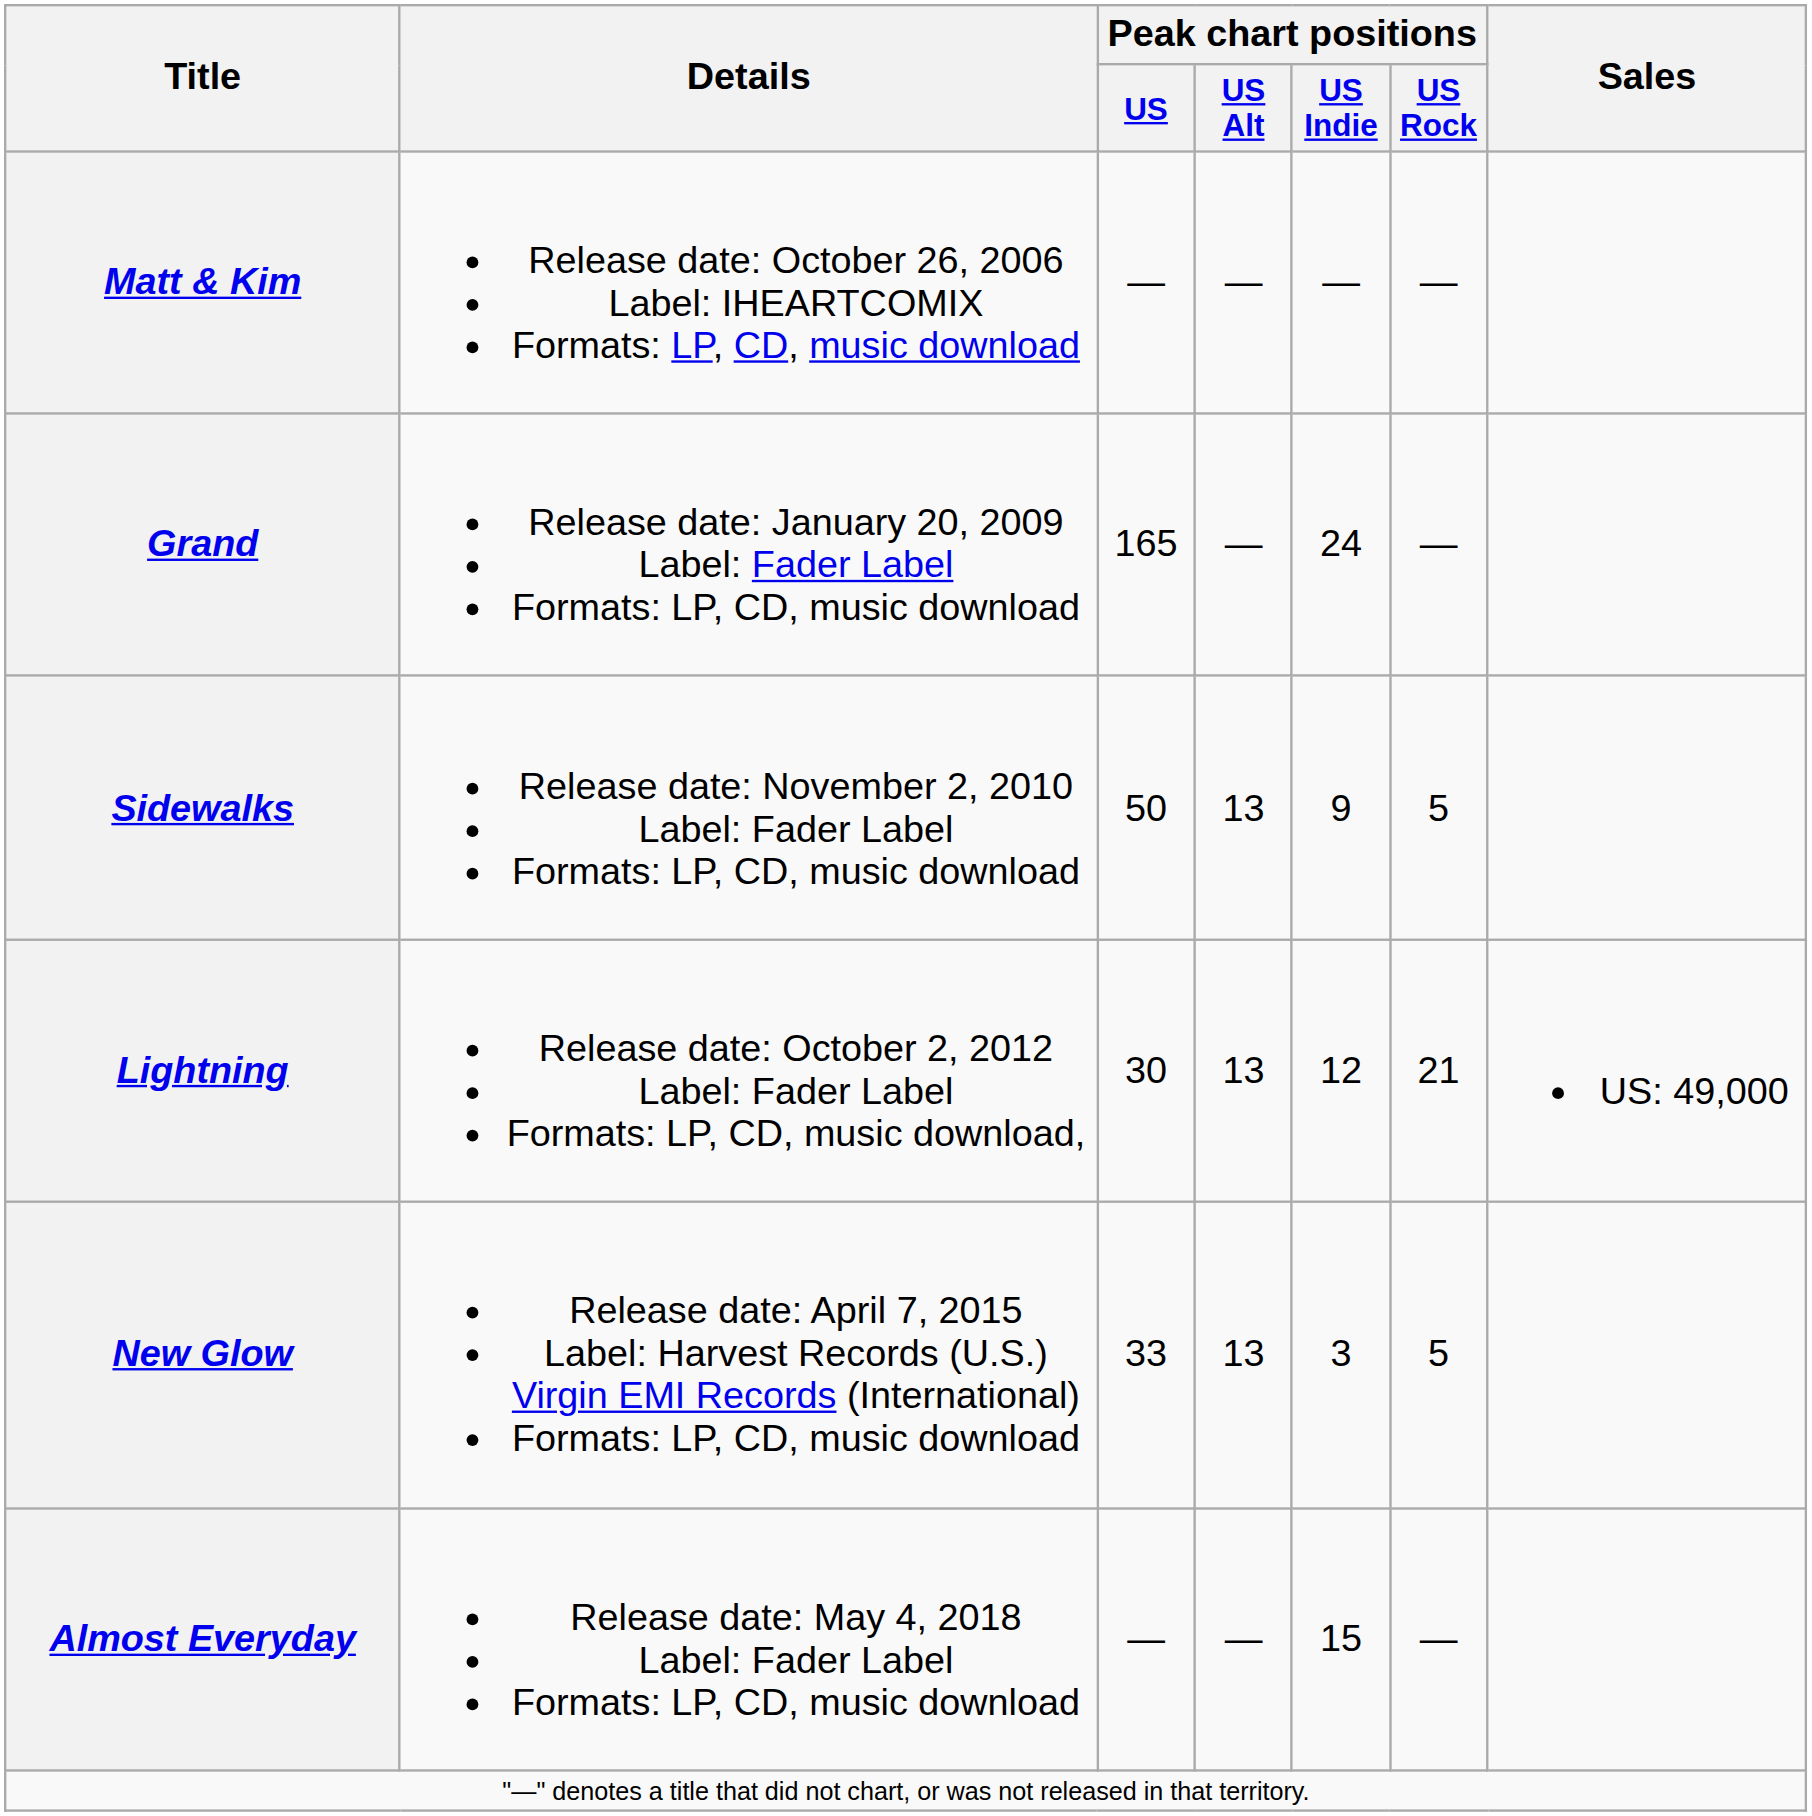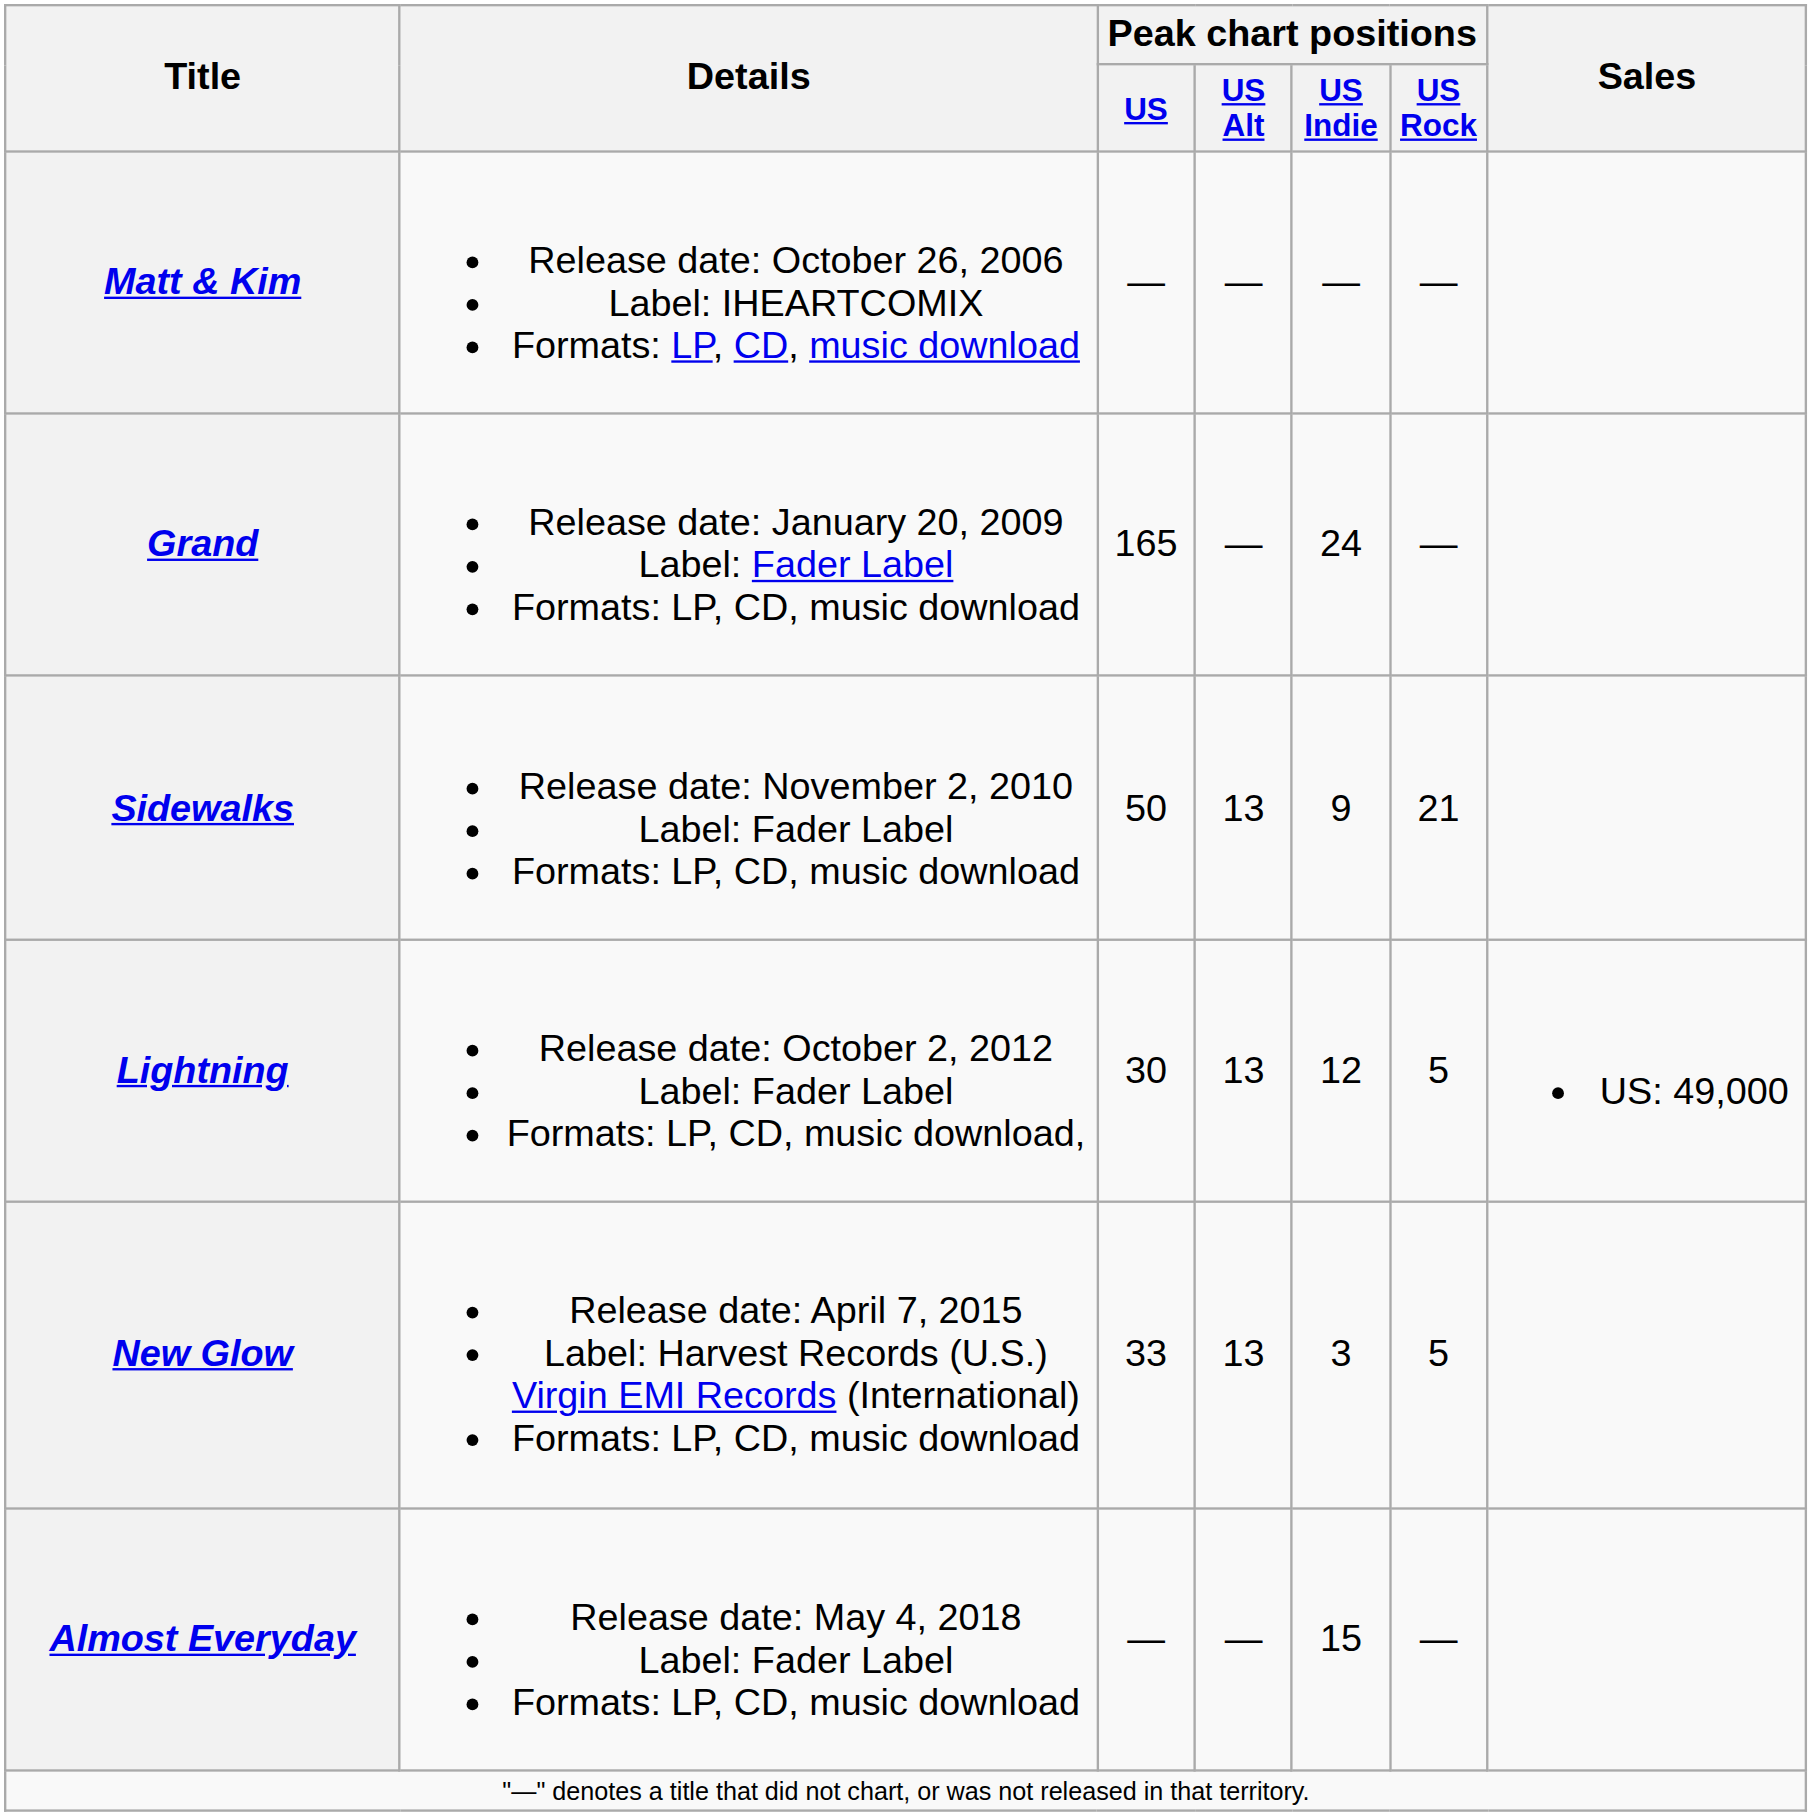(1439, 807) 5 -> (1438, 807) 21
(1438, 1070) 21 -> (1439, 1070) 5
